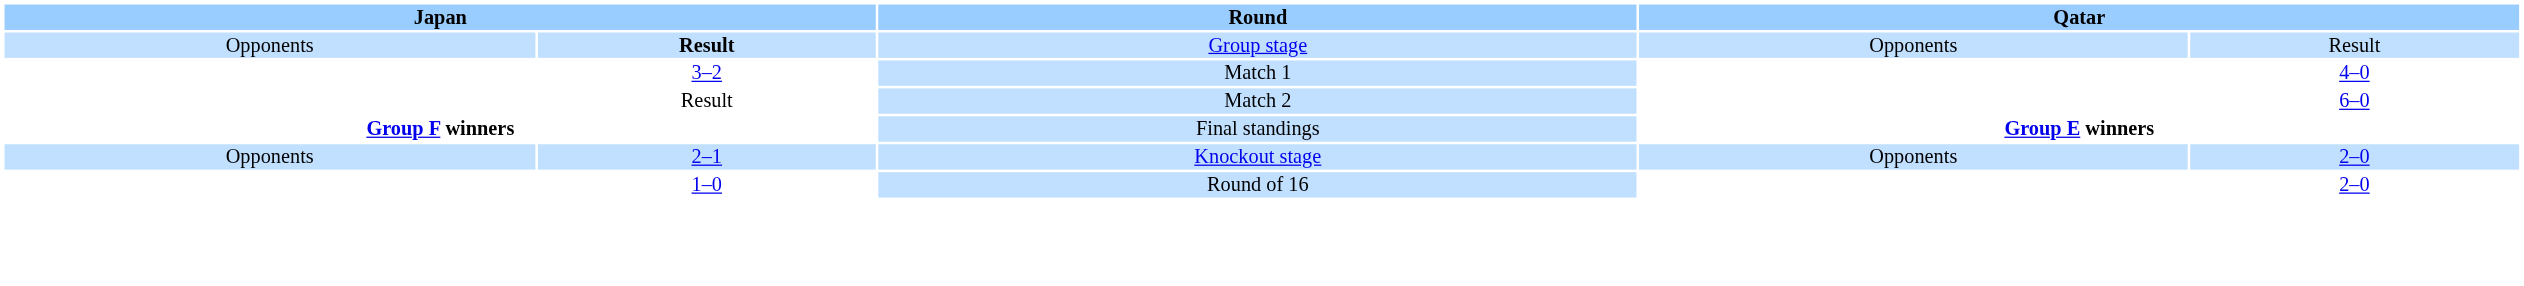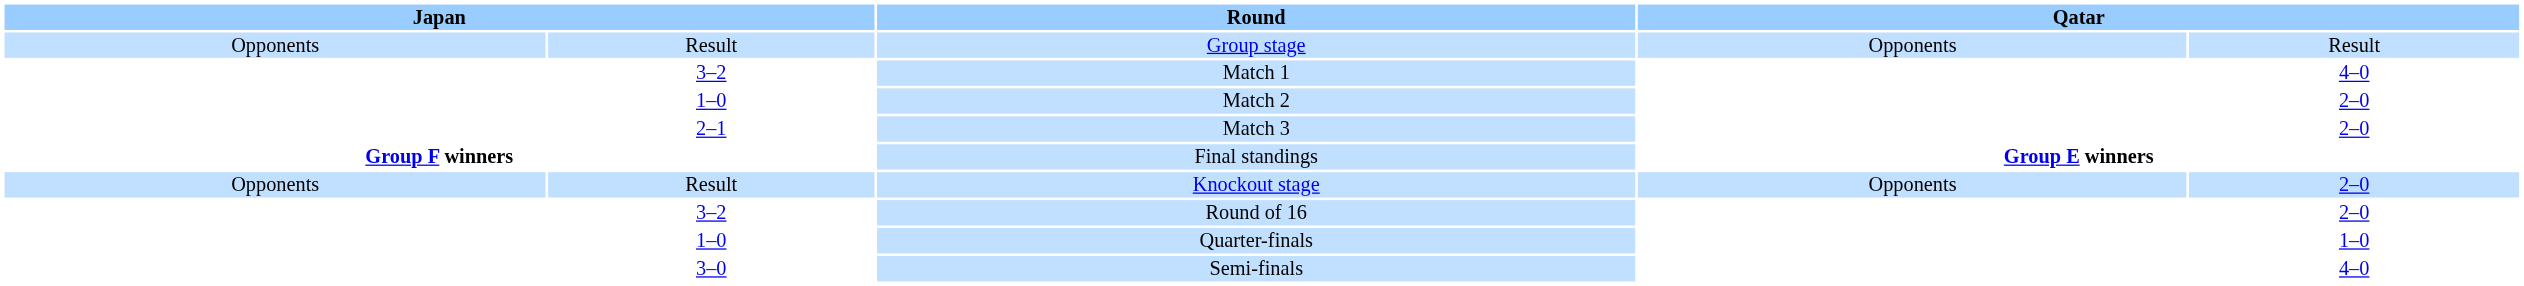(707, 45) bold -> (711, 45) normal
(707, 100) Result -> (711, 100) 1–0
(2354, 100) 6–0 -> (2354, 100) 2–0
+ row: (1256, 128)
(707, 156) 2–1 -> (711, 184) Result
(707, 184) 1–0 -> (711, 212) 3–2
+ row: (1256, 240)
+ row: (1256, 268)
